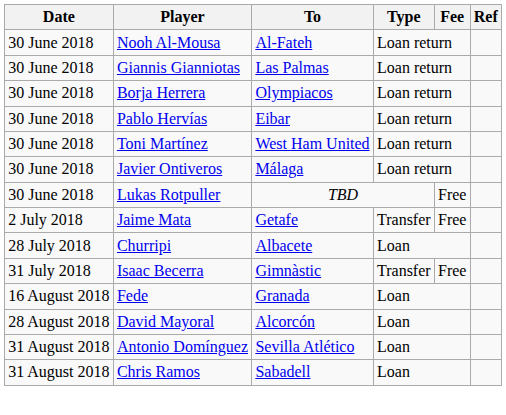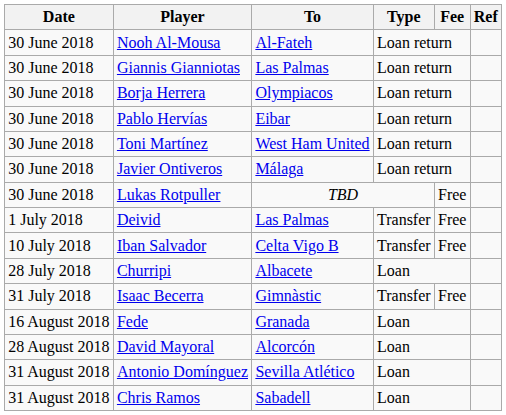+ row: (139, 220)
- row: (154, 220)
+ row: (162, 245)
